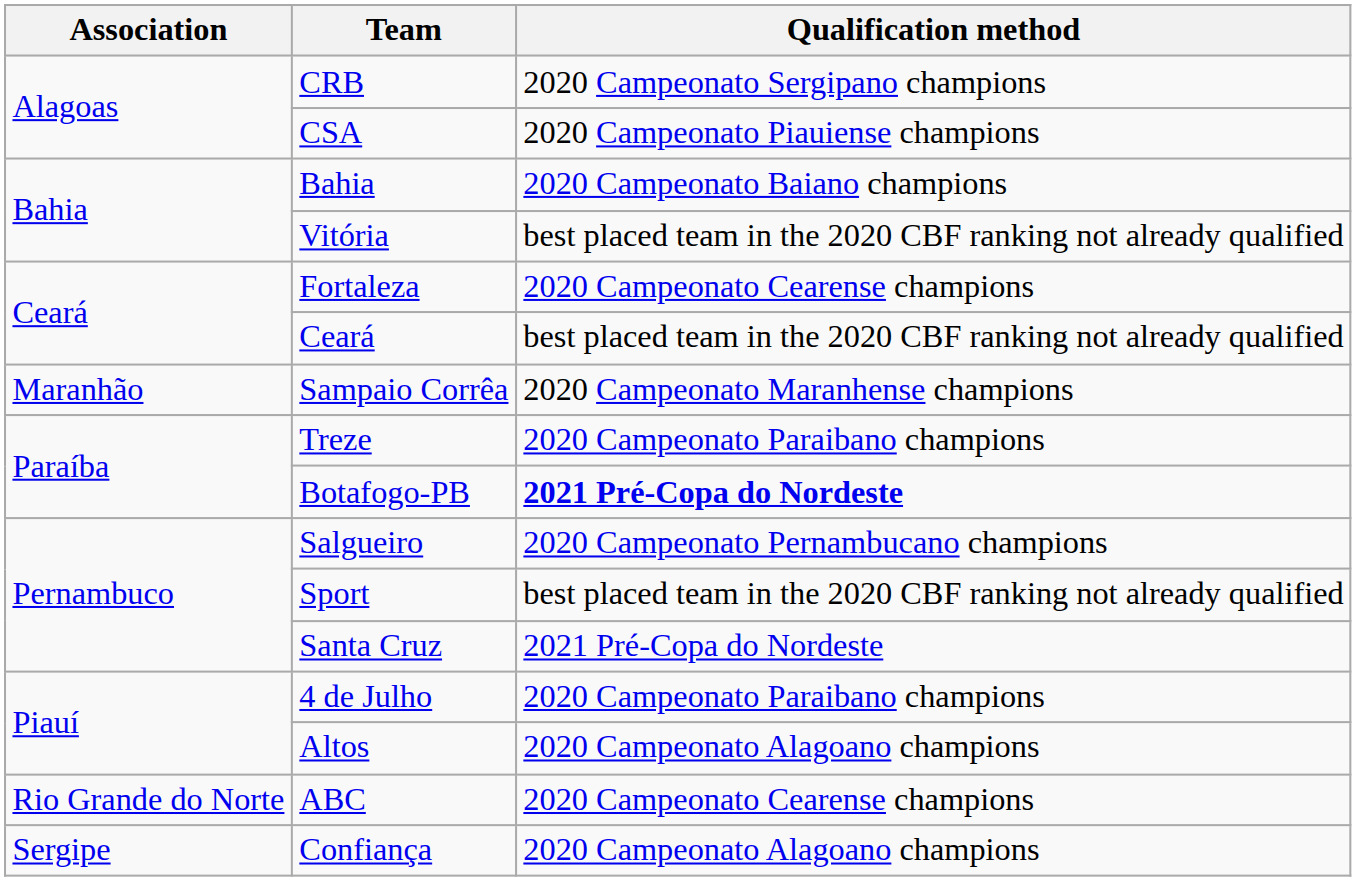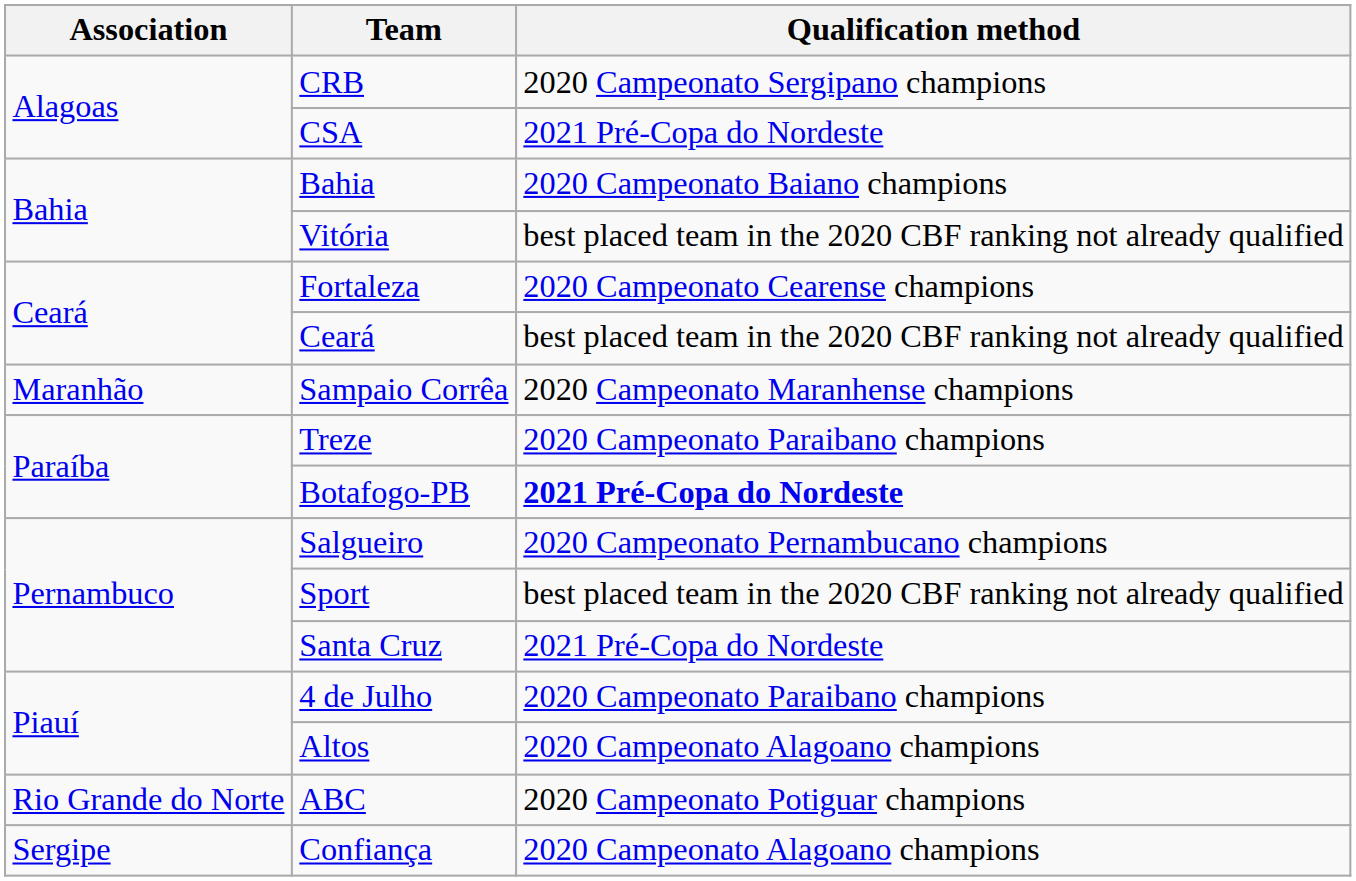(781, 132) 2020 Campeonato Piauiense champions -> (703, 132) 2021 Pré-Copa do Nordeste
(779, 798) 2020 Campeonato Cearense champions -> (774, 798) 2020 Campeonato Potiguar champions
